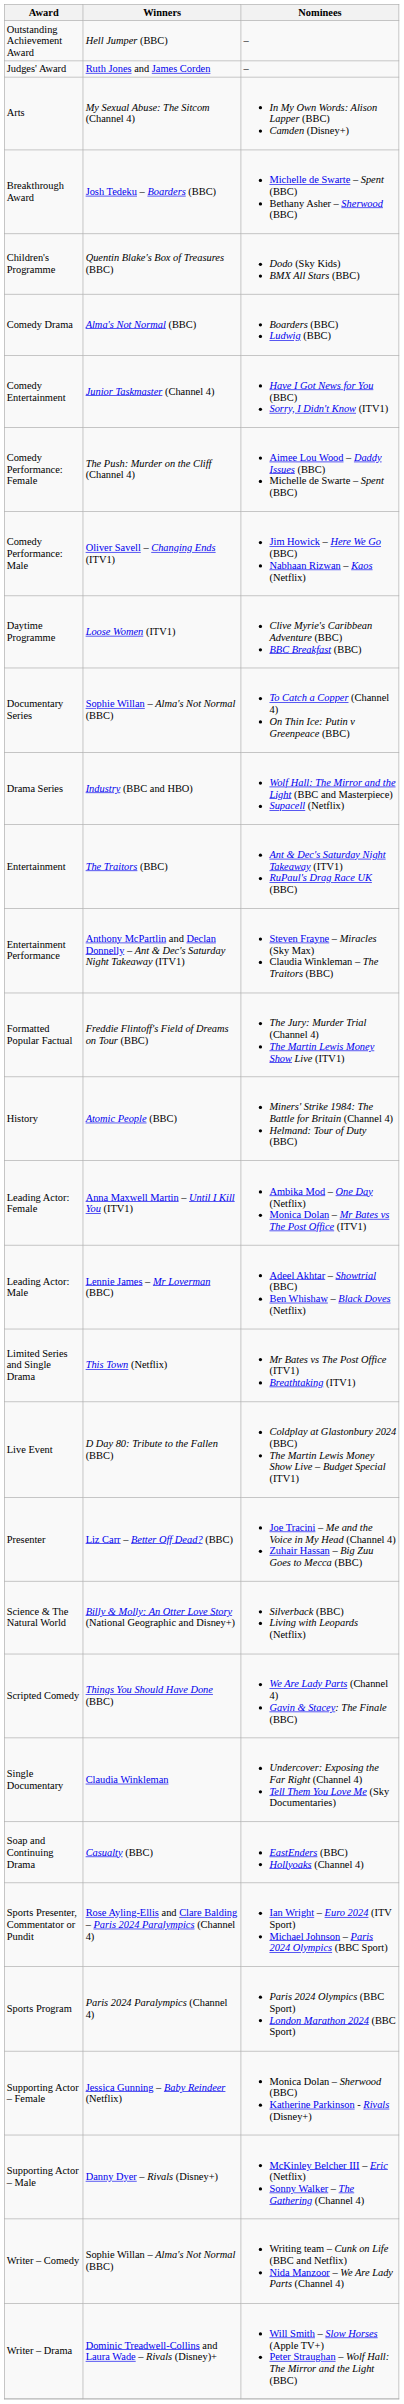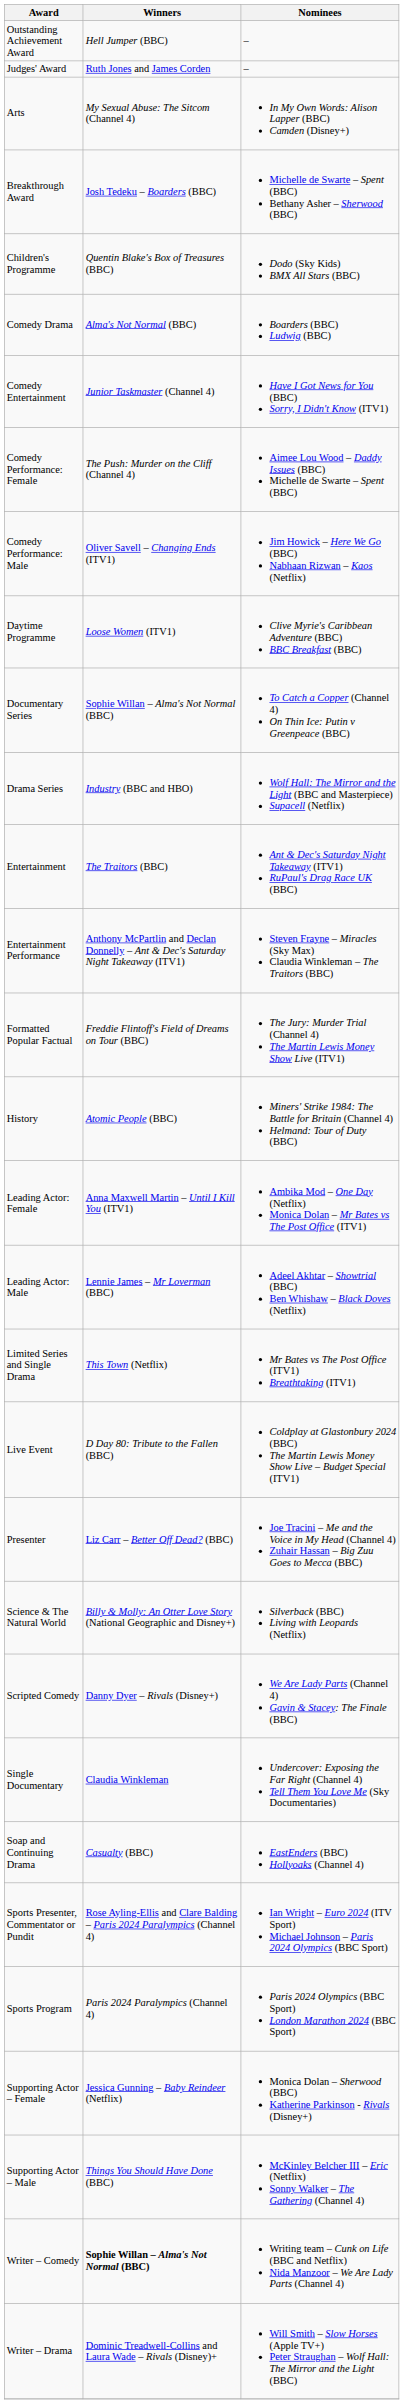(149, 1696) Things You Should Have Done (BBC) -> (152, 1696) Danny Dyer – Rivals (Disney+)
(152, 2177) Danny Dyer – Rivals (Disney+) -> (149, 2177) Things You Should Have Done (BBC)
(161, 2261) normal -> (146, 2261) bold
